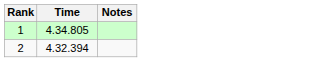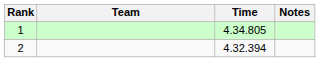+ column: (126, 13)
